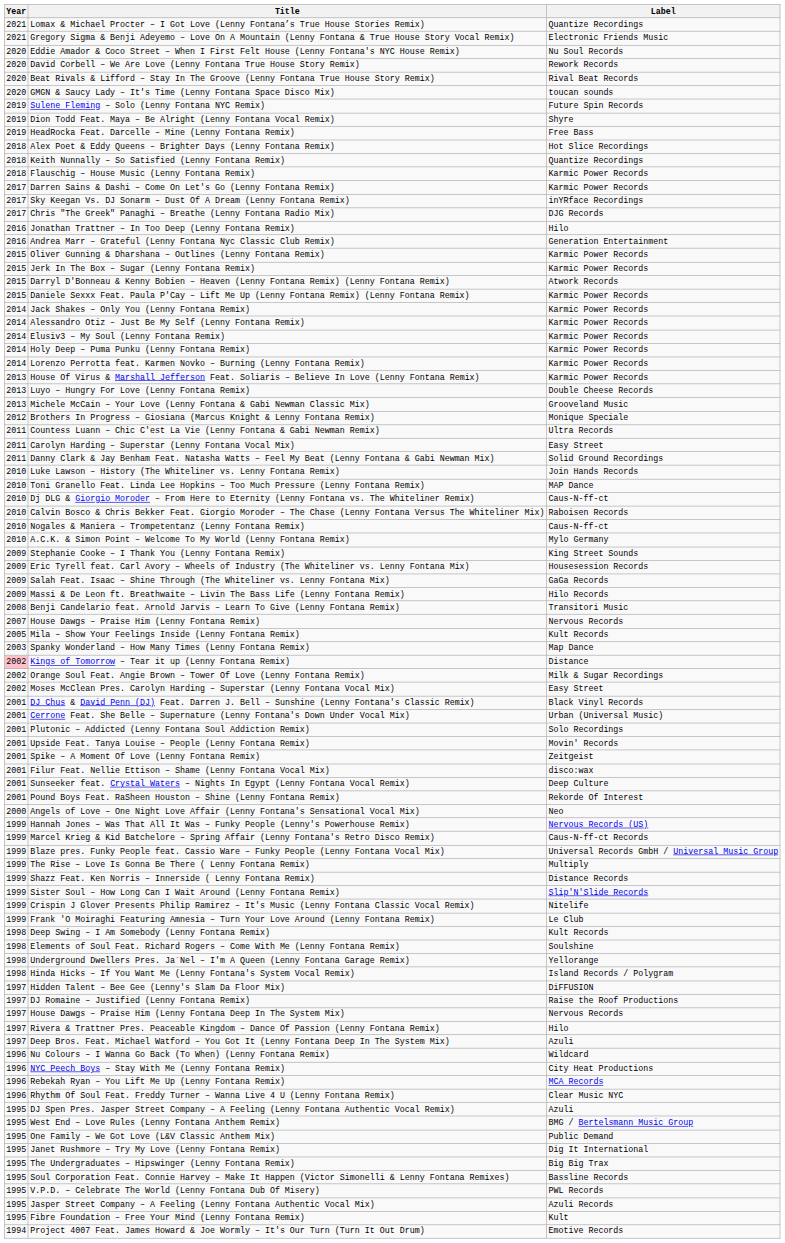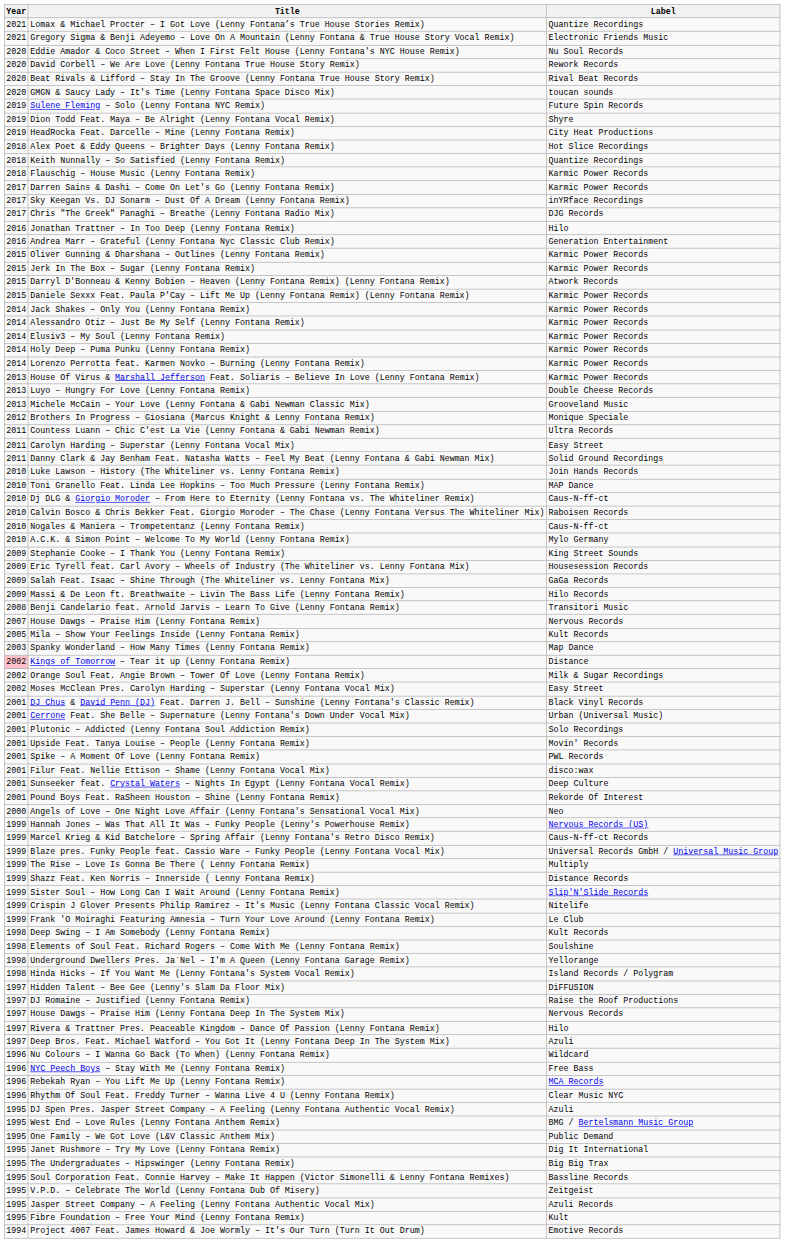(571, 133) Free Bass -> (601, 133) City Heat Productions
(571, 757) Zeitgeist -> (576, 757) PWL Records
(601, 1069) City Heat Productions -> (571, 1069) Free Bass
(576, 1191) PWL Records -> (571, 1191) Zeitgeist
